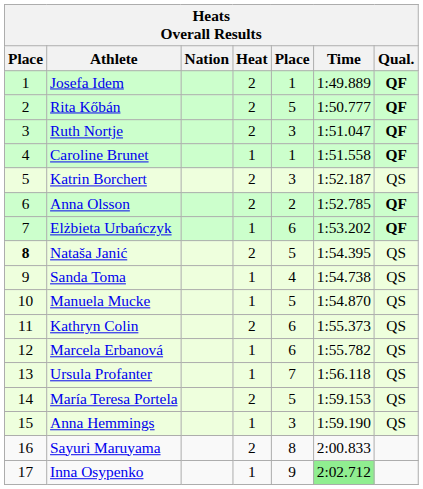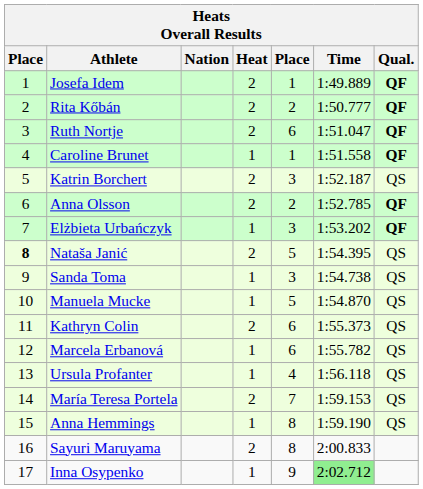(292, 107) 5 -> (292, 107) 2
(292, 131) 3 -> (292, 131) 6
(292, 228) 6 -> (292, 228) 3
(292, 277) 4 -> (292, 277) 3
(292, 374) 7 -> (292, 374) 4
(292, 399) 5 -> (292, 399) 7
(292, 423) 3 -> (292, 423) 8
